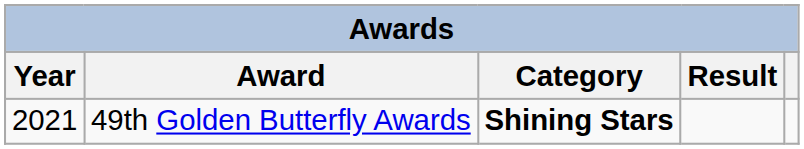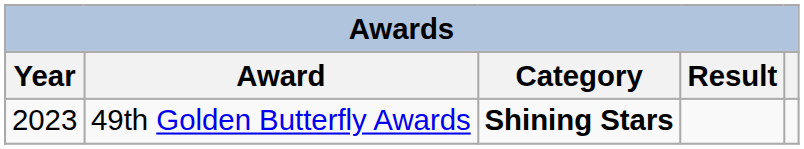(45, 121) 2021 -> (45, 121) 2023
